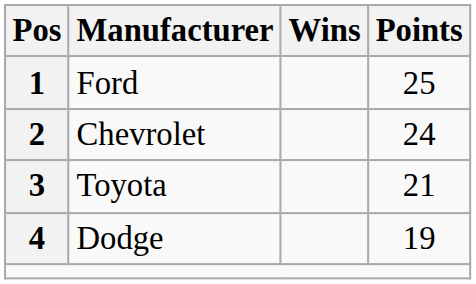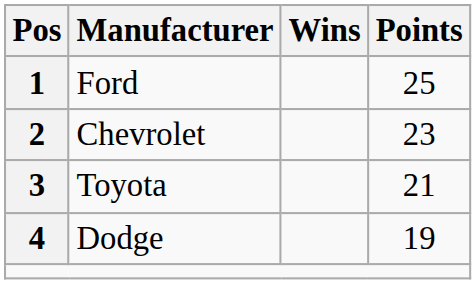(419, 133) 24 -> (419, 133) 23
